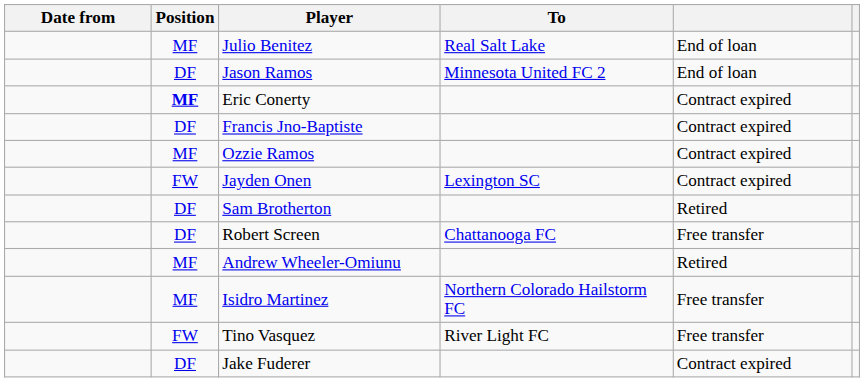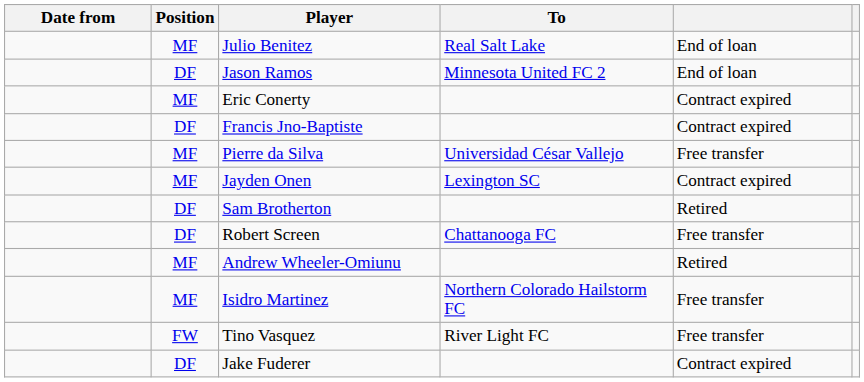(185, 99) bold -> (185, 99) normal
- row: (268, 153)
+ row: (273, 153)
(185, 180) FW -> (185, 180) MF
